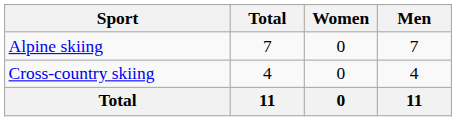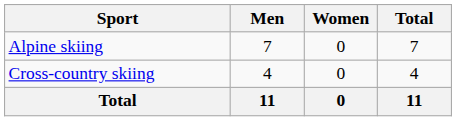columns swapped: (414, 18) <-> (267, 18)
